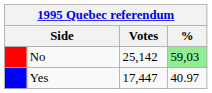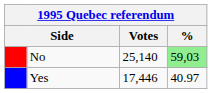(140, 57) 25,142 -> (140, 57) 25,140
(140, 78) 17,447 -> (140, 78) 17,446
